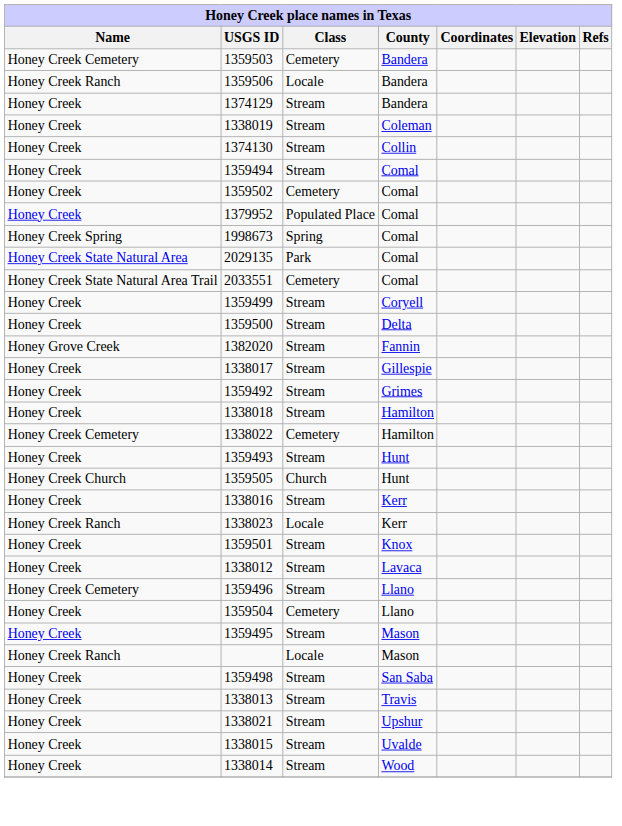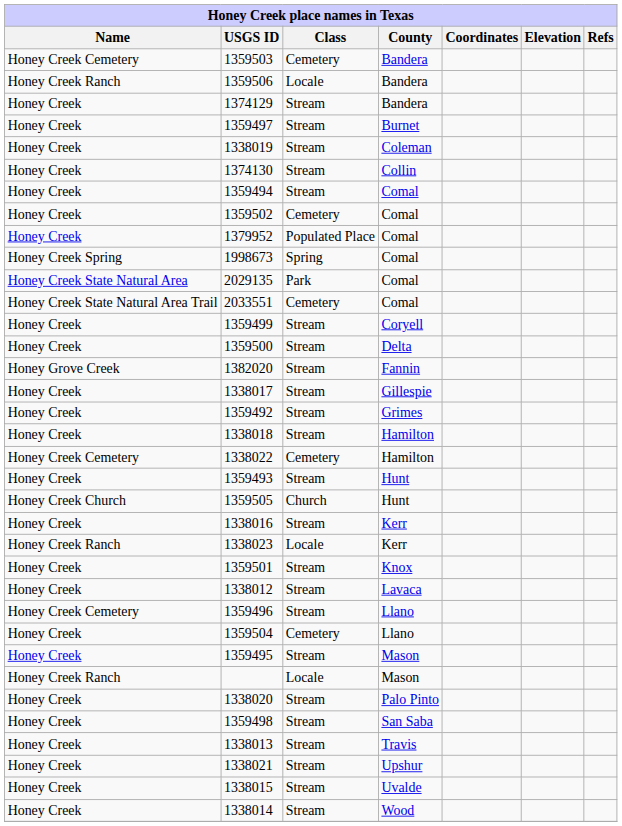+ row: (248, 125)
+ row: (248, 699)
